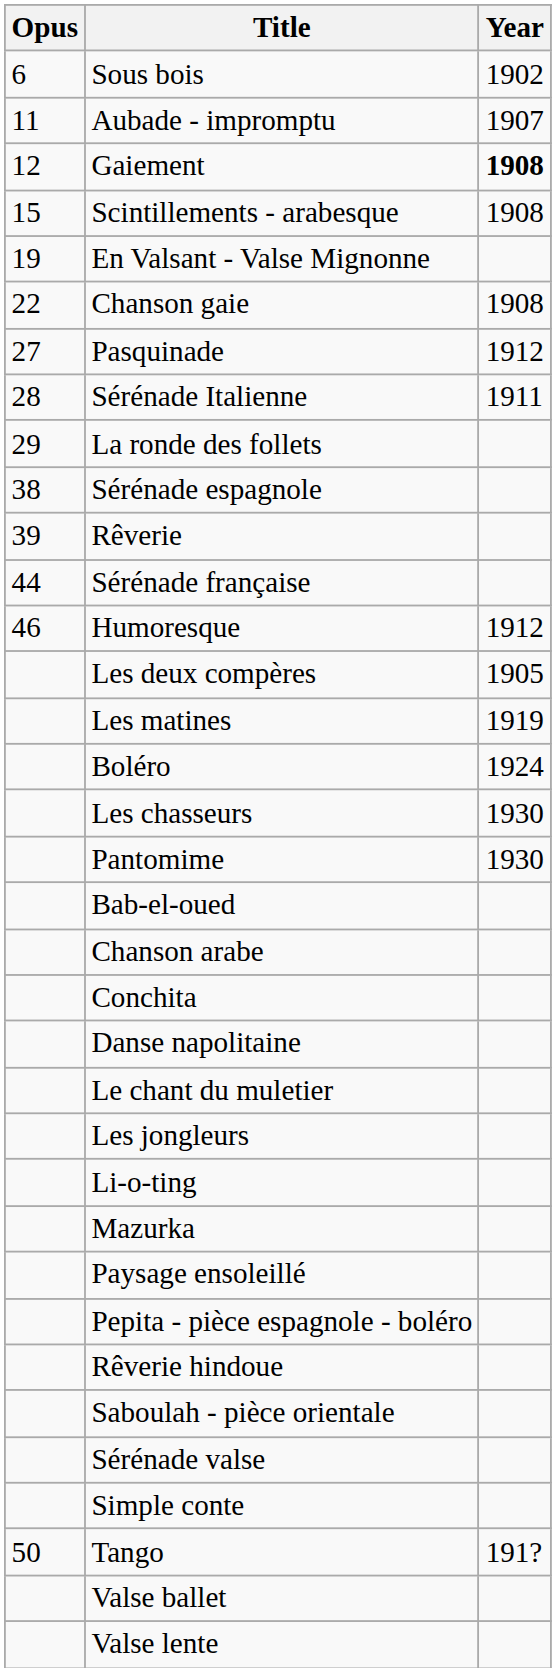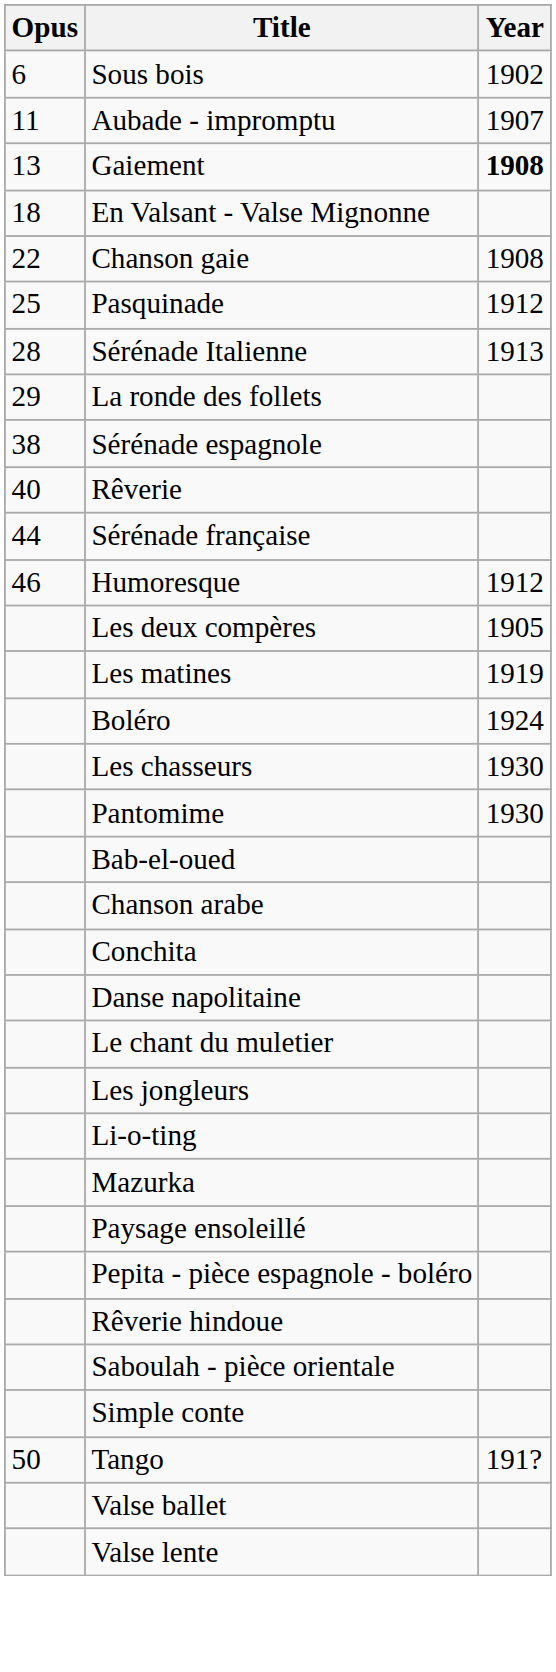(26, 166) 12 -> (26, 166) 13
- row: (245, 212)
(26, 258) 19 -> (26, 212) 18
(26, 350) 27 -> (26, 304) 25
(514, 397) 1911 -> (515, 350) 1913
(26, 535) 39 -> (26, 489) 40
- row: (178, 1459)
